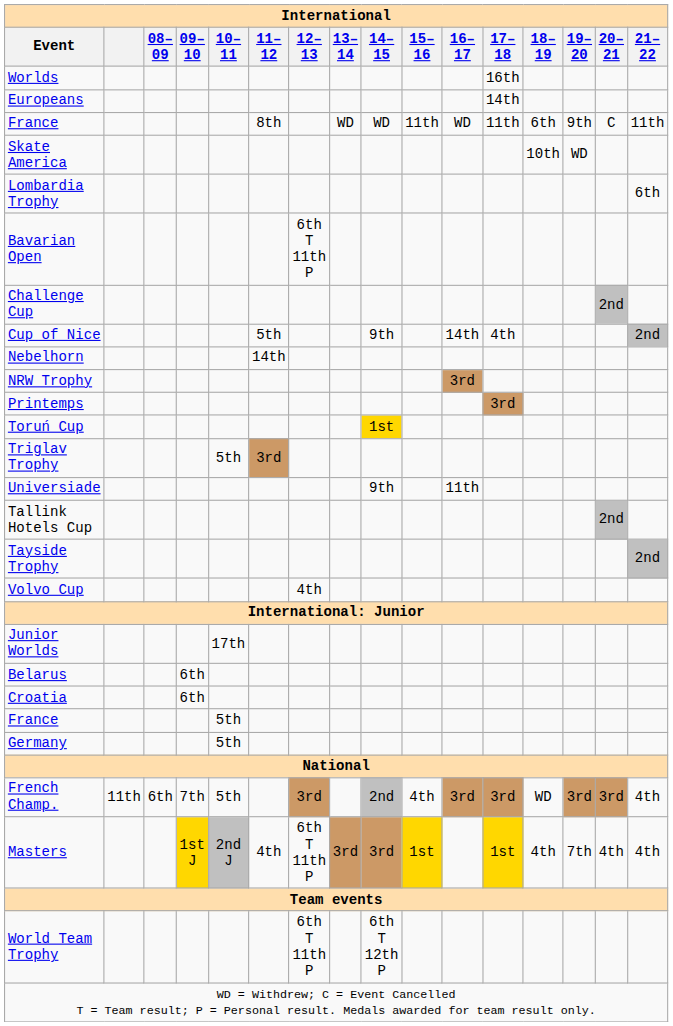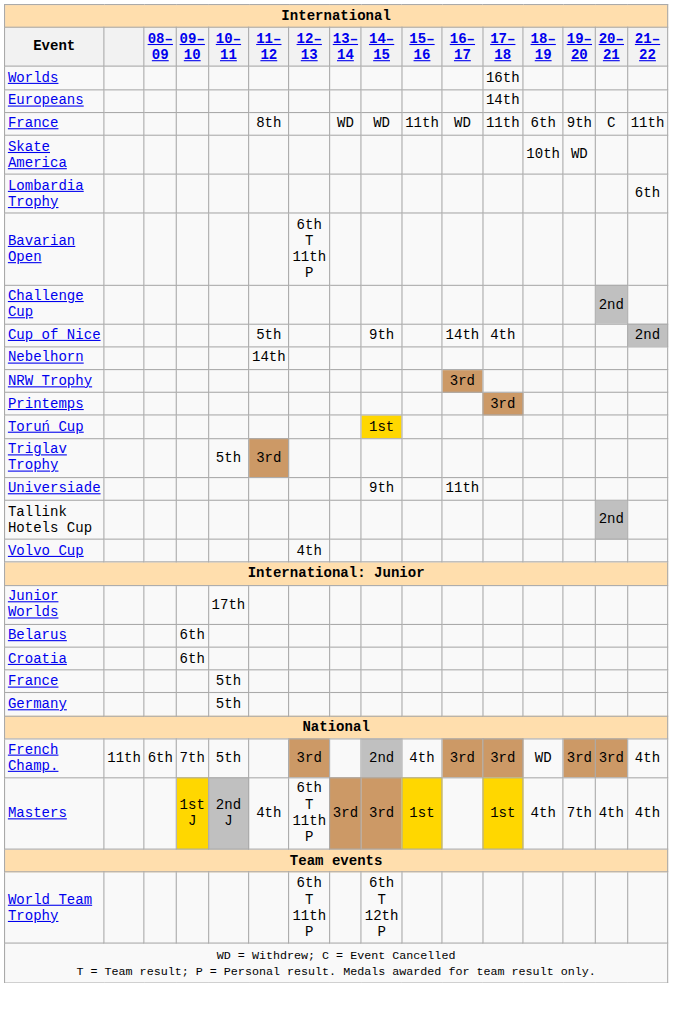- row: (37, 559)
